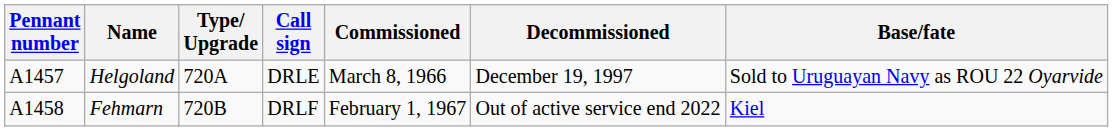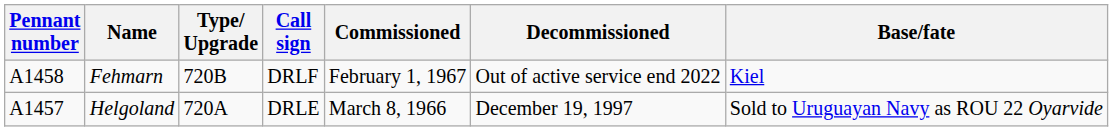rows swapped: (132, 75) <-> (126, 108)
